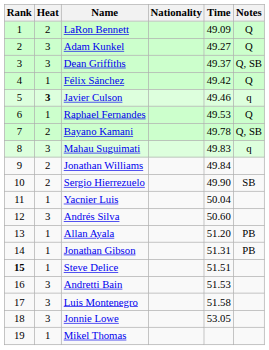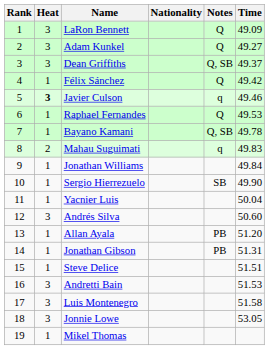columns swapped: (219, 13) <-> (249, 13)
(48, 30) 2 -> (48, 30) 3
(48, 132) 2 -> (48, 132) 1
(48, 149) 3 -> (48, 149) 2
(48, 166) 2 -> (48, 166) 1
(48, 183) 2 -> (48, 183) 1
(19, 268) bold -> (19, 268) normal
